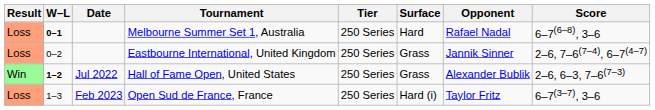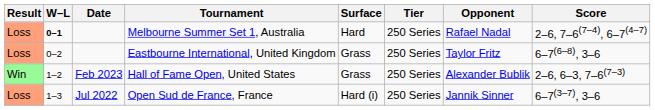columns swapped: (368, 13) <-> (420, 13)
(568, 32) 6–7(6–8), 3–6 -> (591, 32) 2–6, 7–6(7–4), 6–7(4–7)
(480, 53) Jannik Sinner -> (473, 53) Taylor Fritz
(591, 53) 2–6, 7–6(7–4), 6–7(4–7) -> (568, 53) 6–7(6–8), 3–6
(54, 74) bold -> (54, 74) normal
(96, 74) Jul 2022 -> (99, 74) Feb 2023
(99, 95) Feb 2023 -> (96, 95) Jul 2022
(473, 95) Taylor Fritz -> (480, 95) Jannik Sinner
